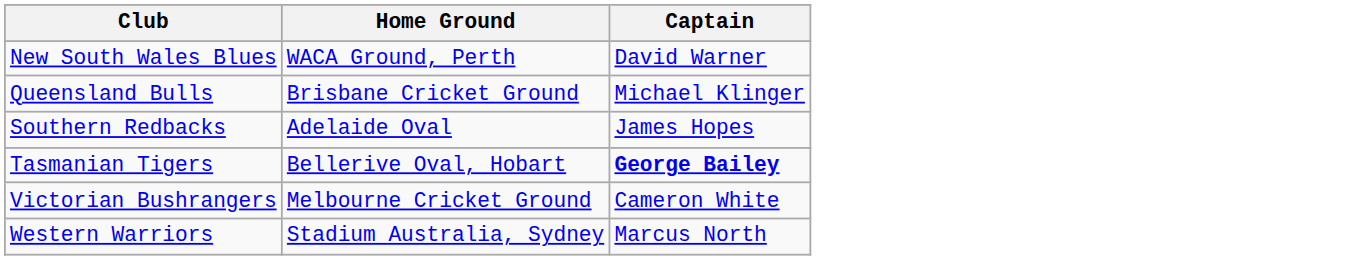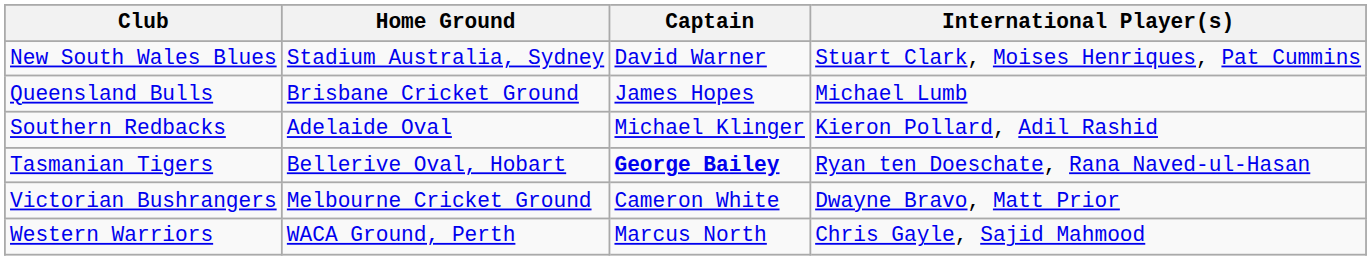+ column: (1088, 22)
(401, 58) WACA Ground, Perth -> (446, 58) Stadium Australia, Sydney
(710, 94) Michael Klinger -> (684, 94) James Hopes
(684, 129) James Hopes -> (710, 129) Michael Klinger
(446, 236) Stadium Australia, Sydney -> (401, 236) WACA Ground, Perth
